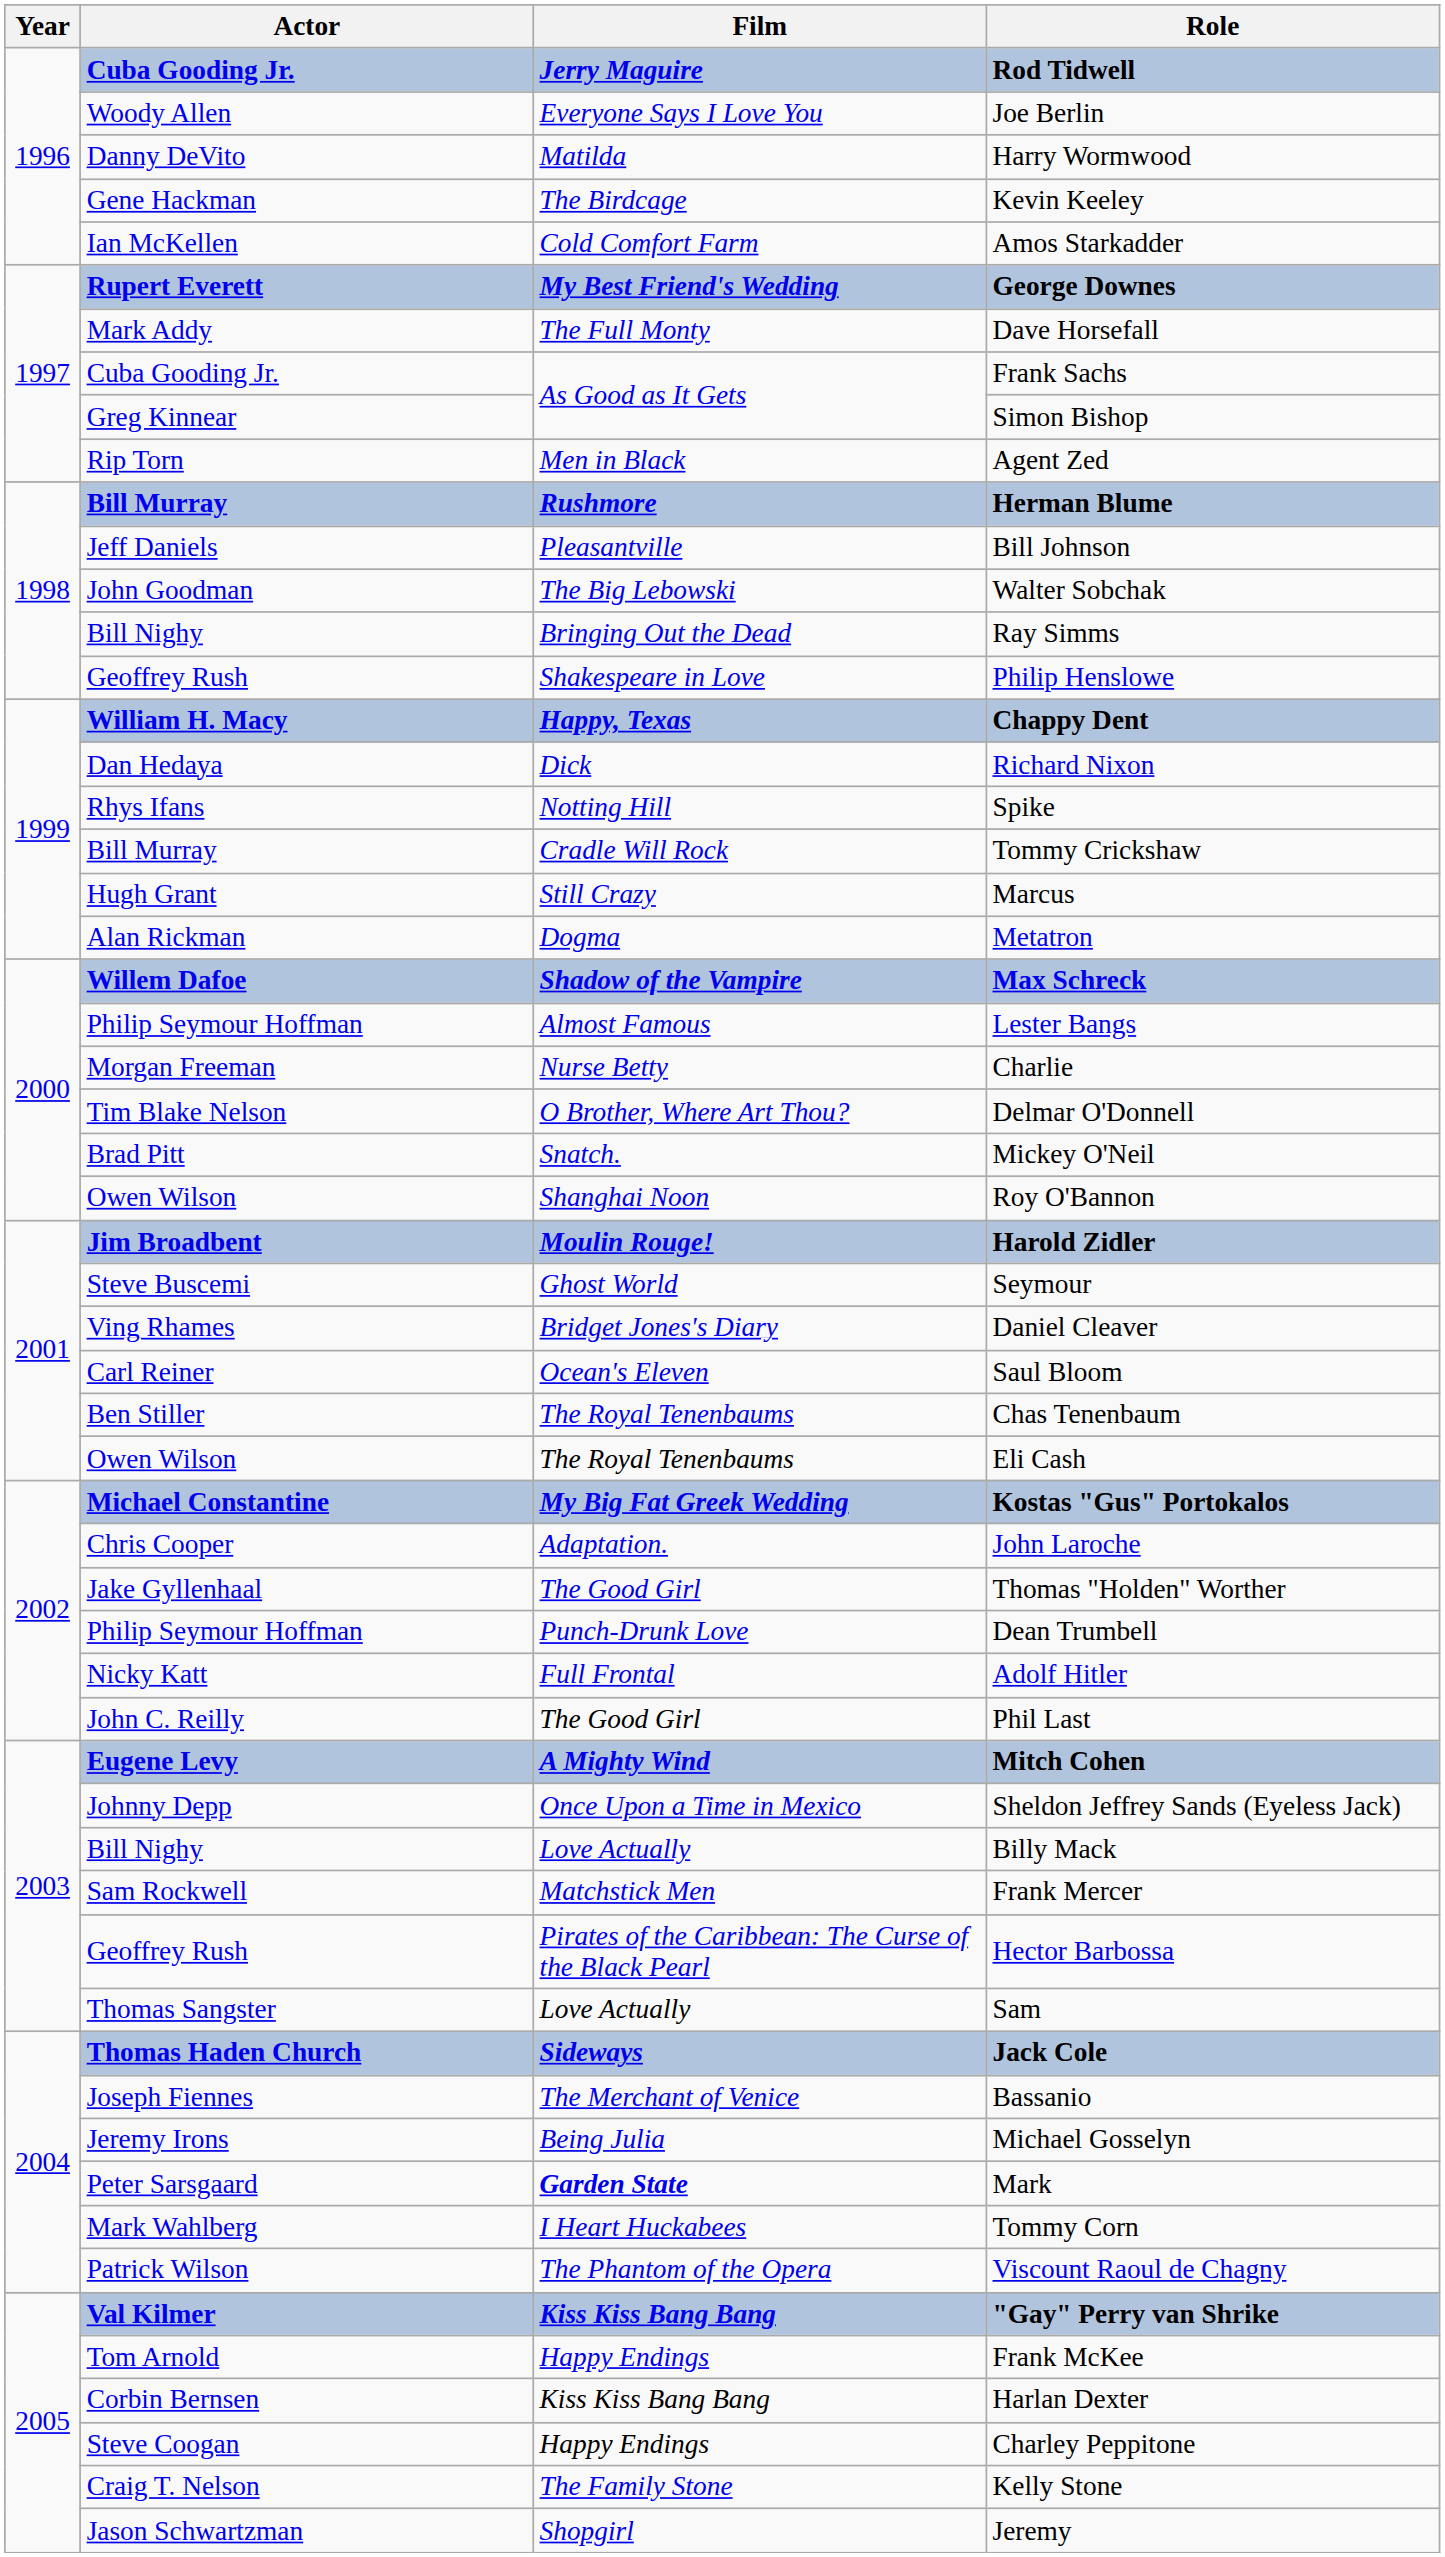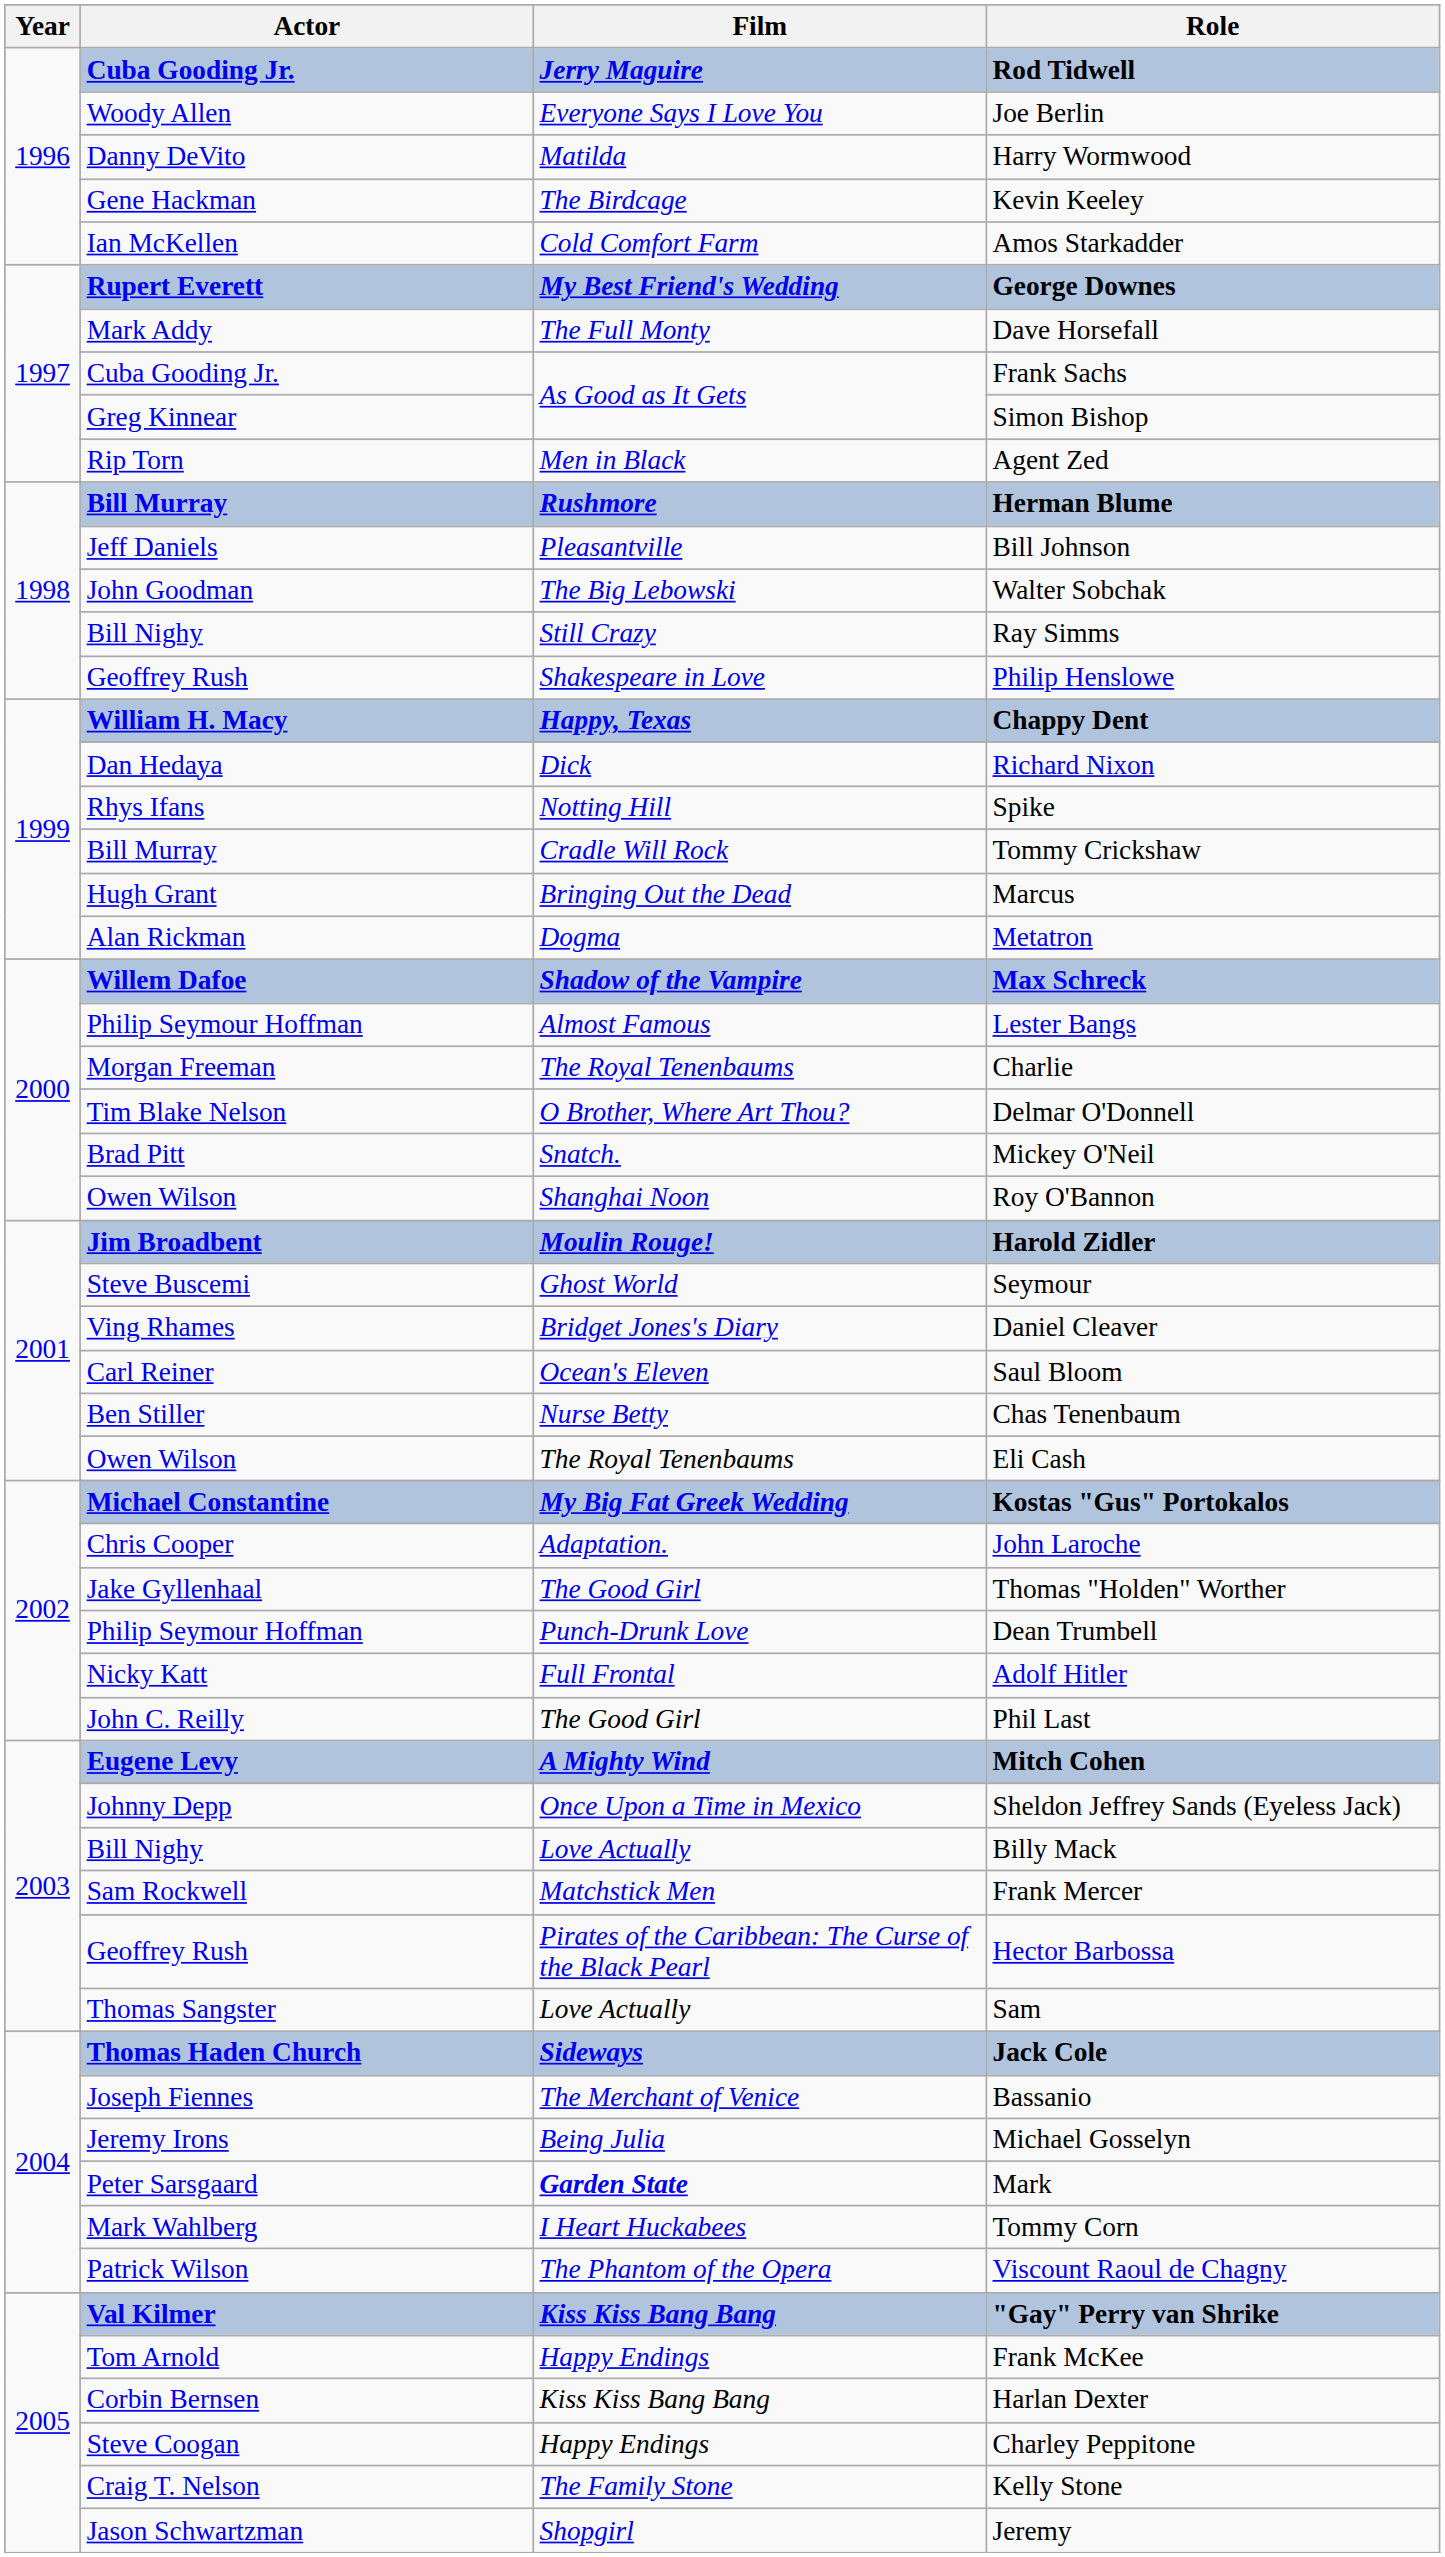(665, 633) Bringing Out the Dead -> (598, 633) Still Crazy
(598, 894) Still Crazy -> (665, 894) Bringing Out the Dead
(604, 1067) Nurse Betty -> (667, 1067) The Royal Tenenbaums
(667, 1414) The Royal Tenenbaums -> (604, 1414) Nurse Betty
